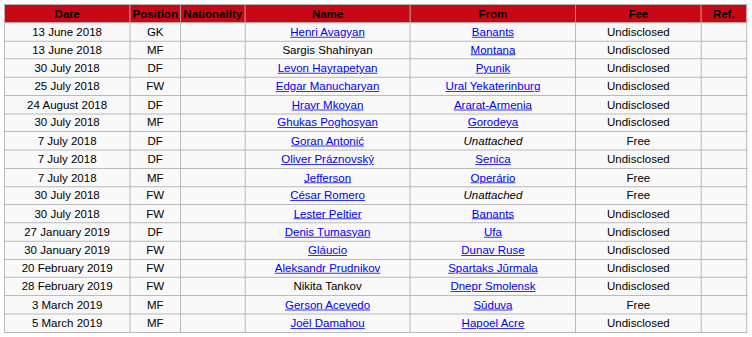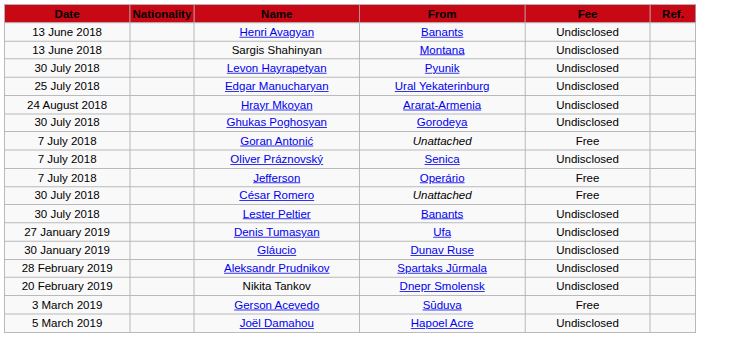- column: (155, 14)
(67, 269) 20 February 2019 -> (67, 269) 28 February 2019
(67, 287) 28 February 2019 -> (67, 287) 20 February 2019
